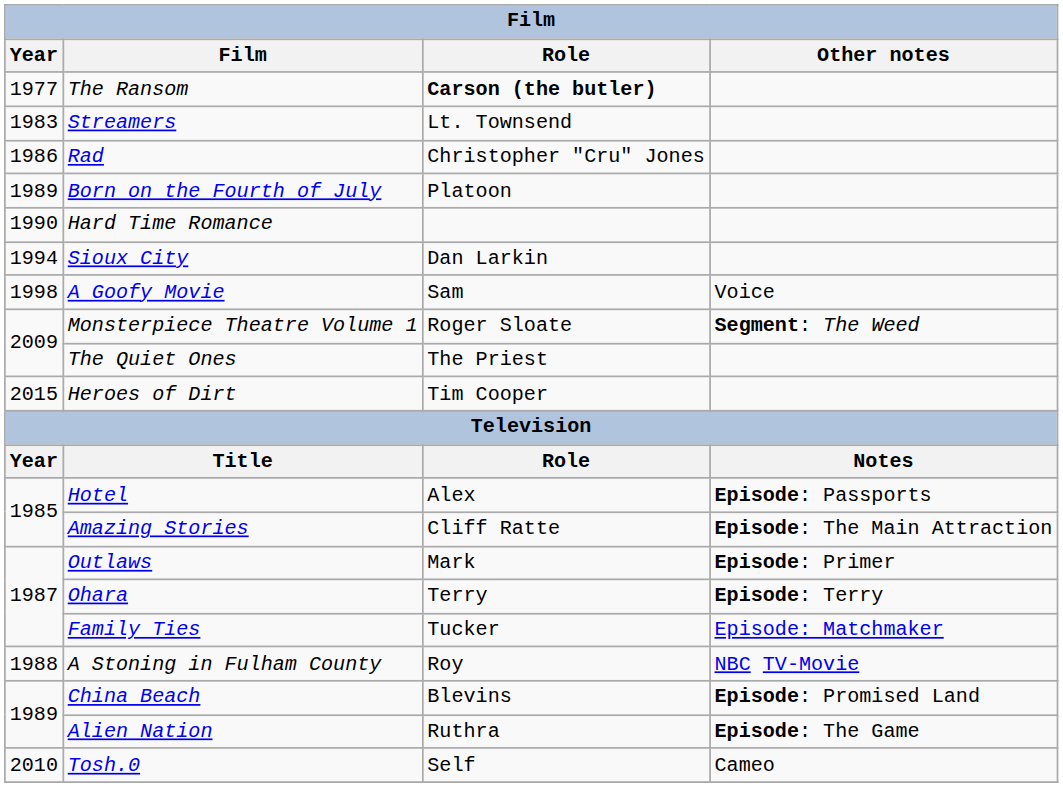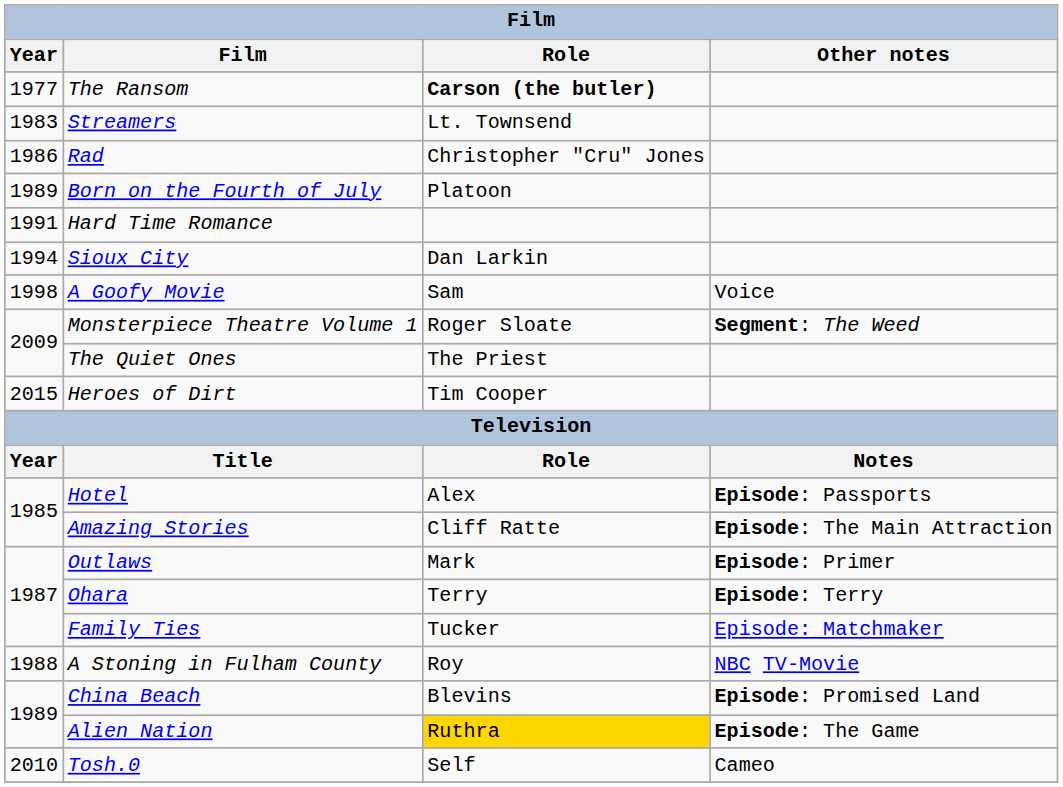(34, 224) 1990 -> (34, 224) 1991
(464, 731) no background -> (464, 731) gold background
